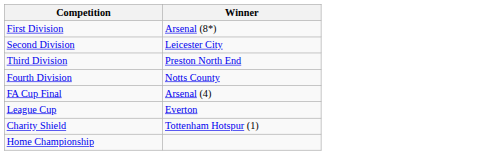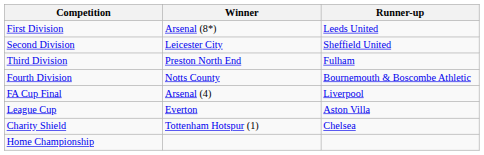+ column: (400, 12)
